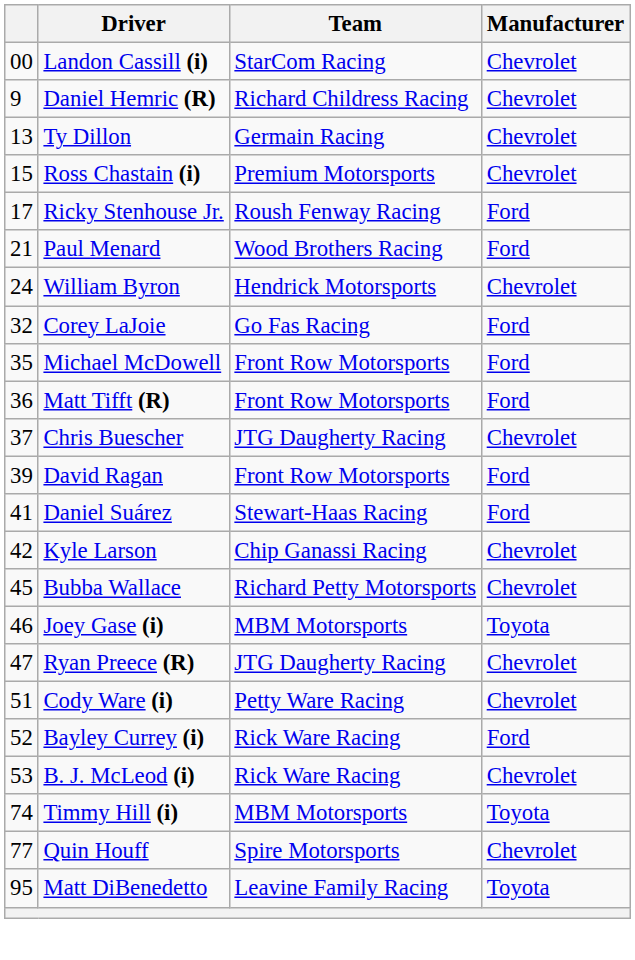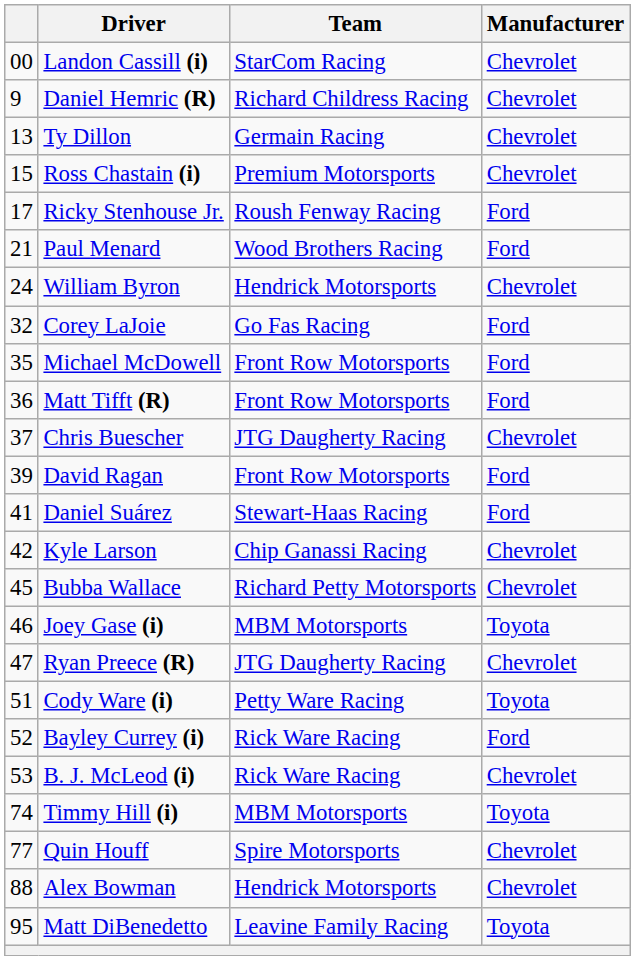(532, 700) Chevrolet -> (518, 700) Toyota
+ row: (110, 888)
